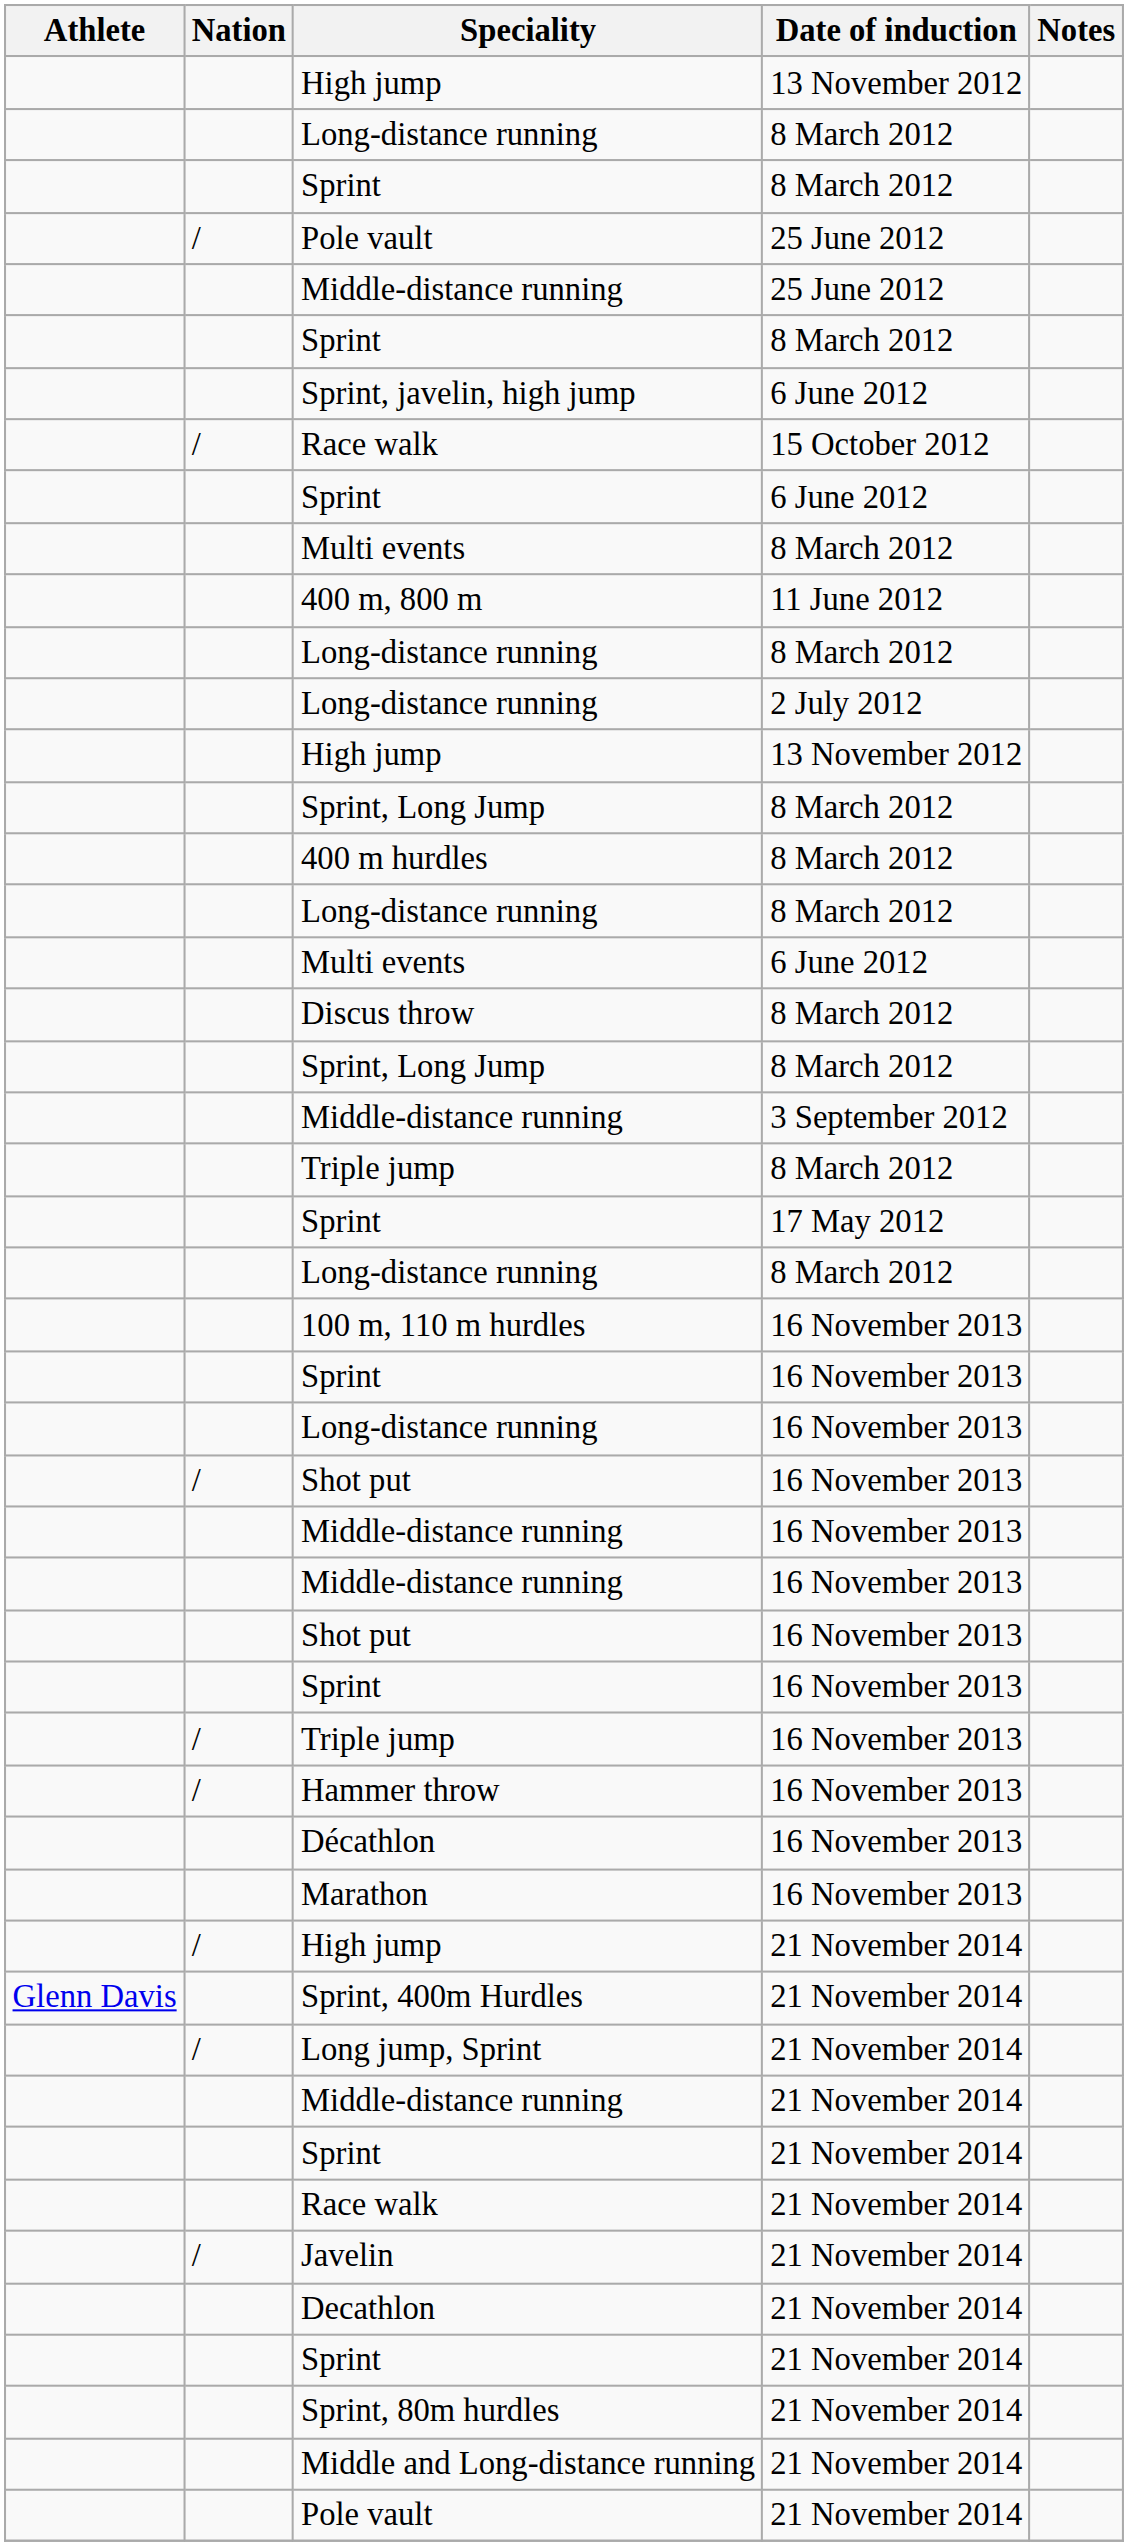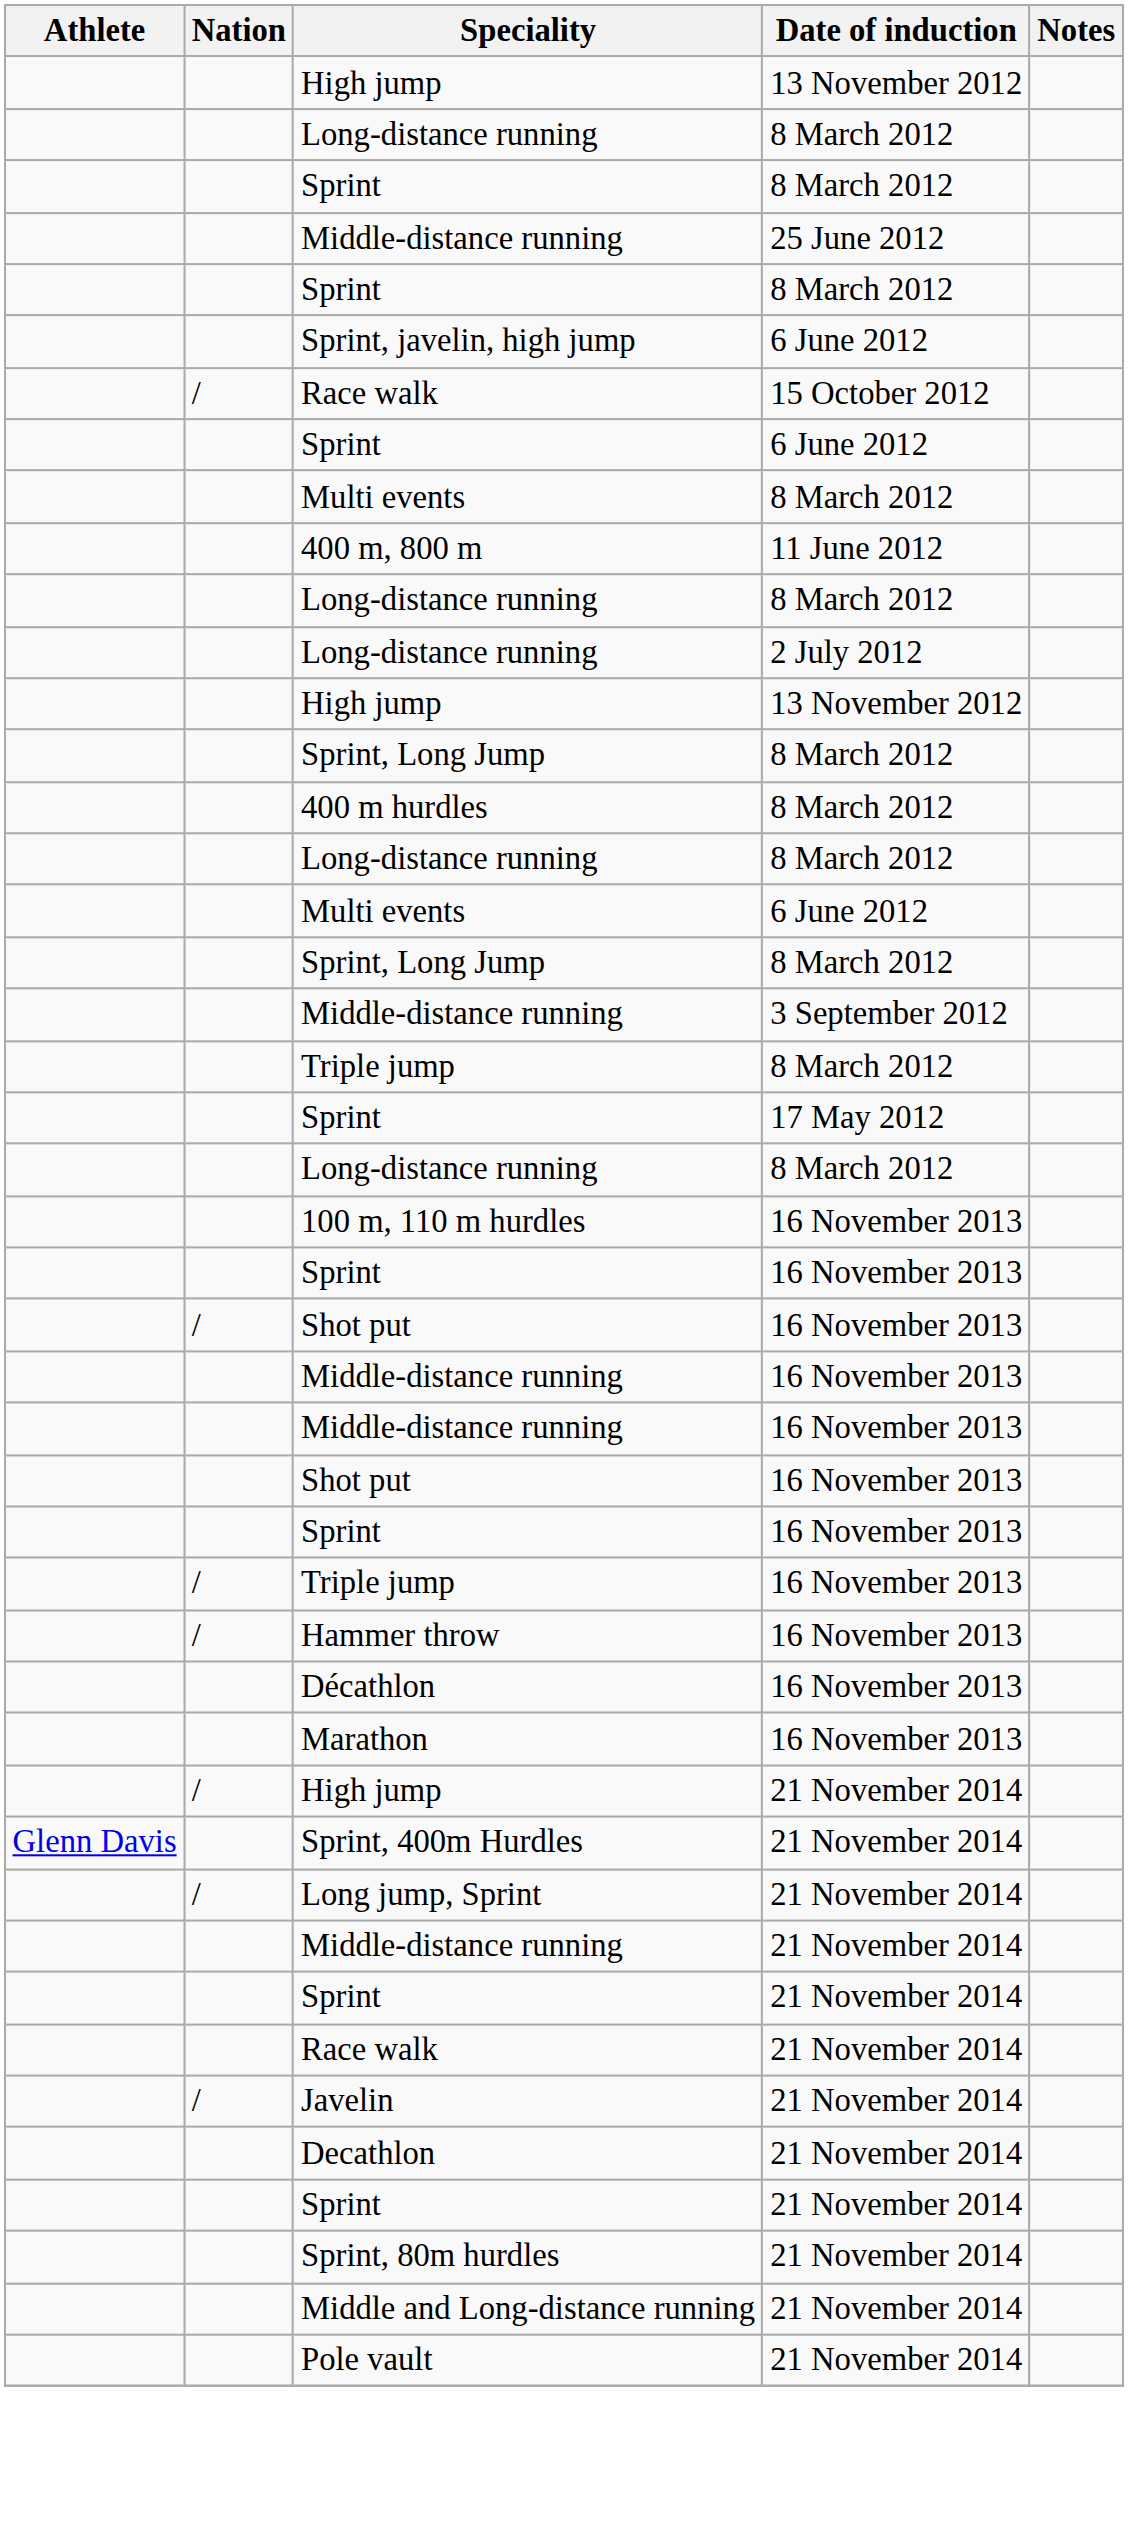- row: (367, 237)
- row: (388, 1013)
- row: (449, 1428)
